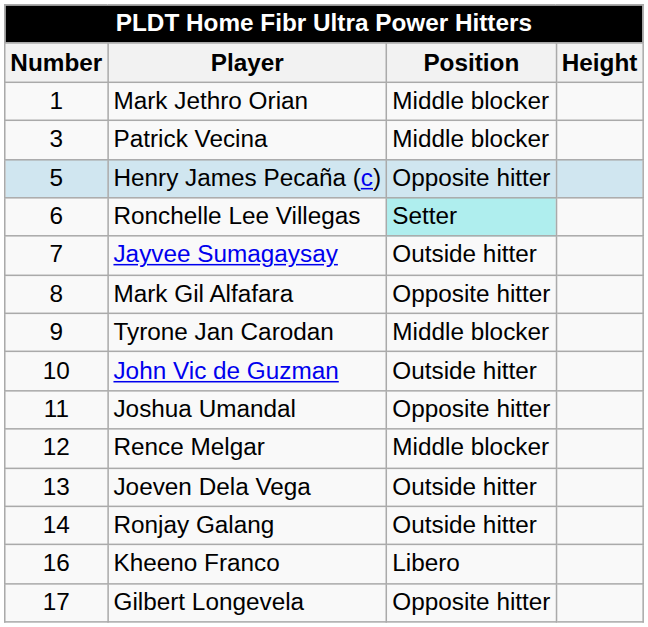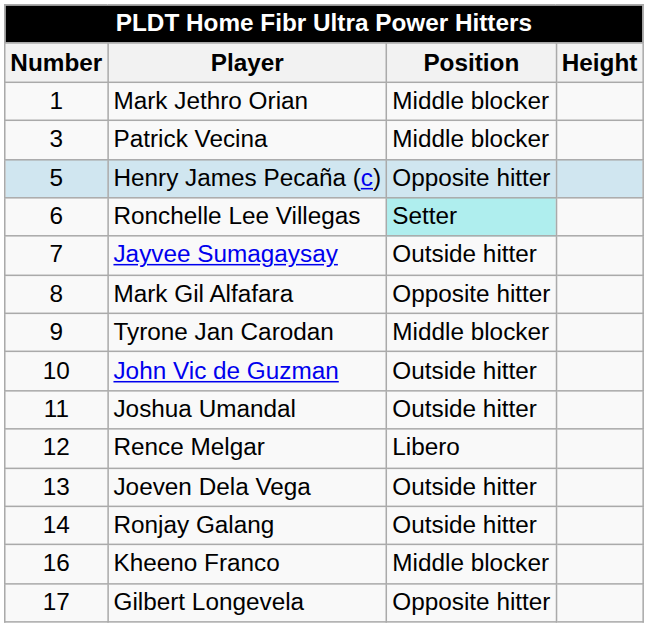(471, 409) Opposite hitter -> (465, 409) Outside hitter
(471, 448) Middle blocker -> (426, 448) Libero
(426, 563) Libero -> (471, 563) Middle blocker
